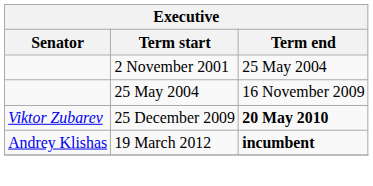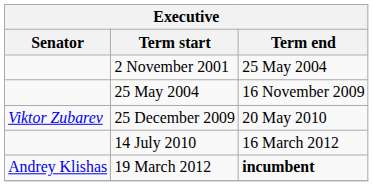(285, 117) bold -> (284, 117) normal
+ row: (155, 142)
